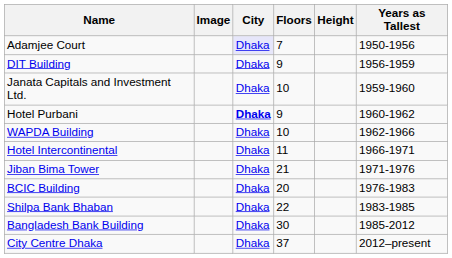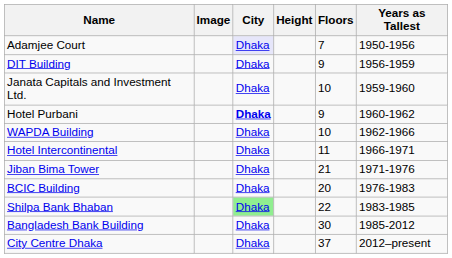columns swapped: (335, 20) <-> (294, 20)
(253, 206) no background -> (253, 206) lightgreen background
